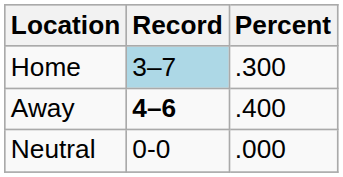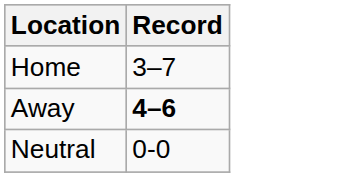- column: (283, 25)
(154, 66) lightblue background -> (154, 66) no background
